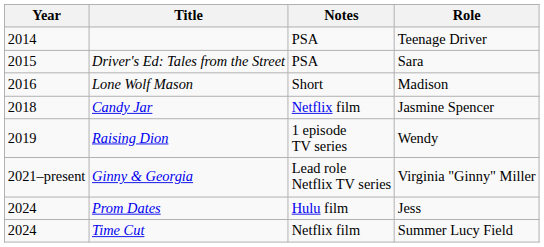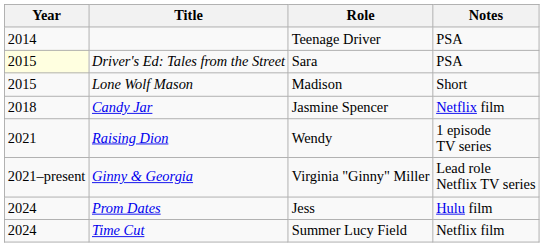columns swapped: (467, 15) <-> (341, 15)
(22, 61) no background -> (22, 61) lightyellow background
(22, 84) 2016 -> (22, 84) 2015
(22, 138) 2019 -> (22, 138) 2021
